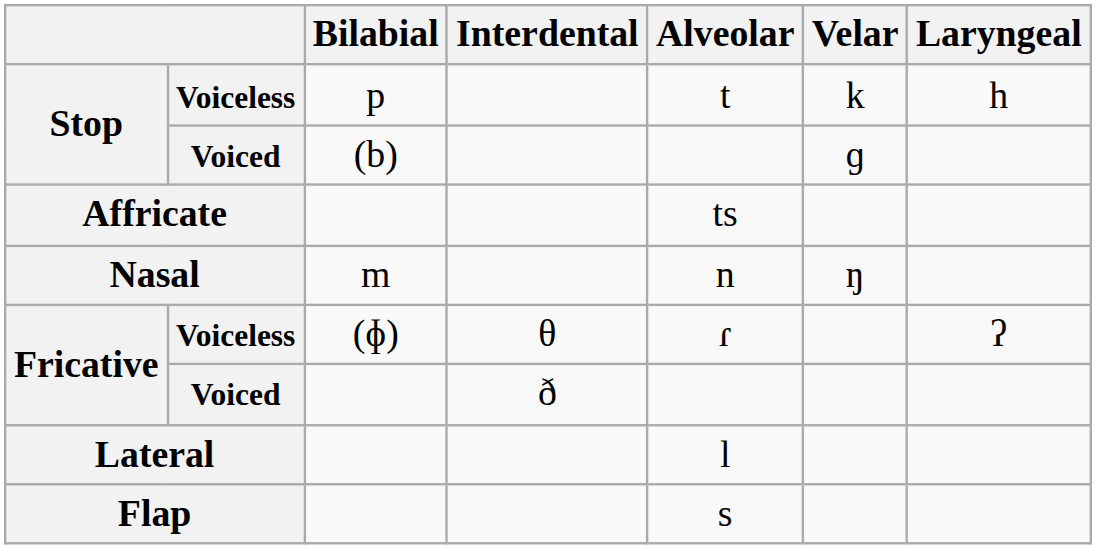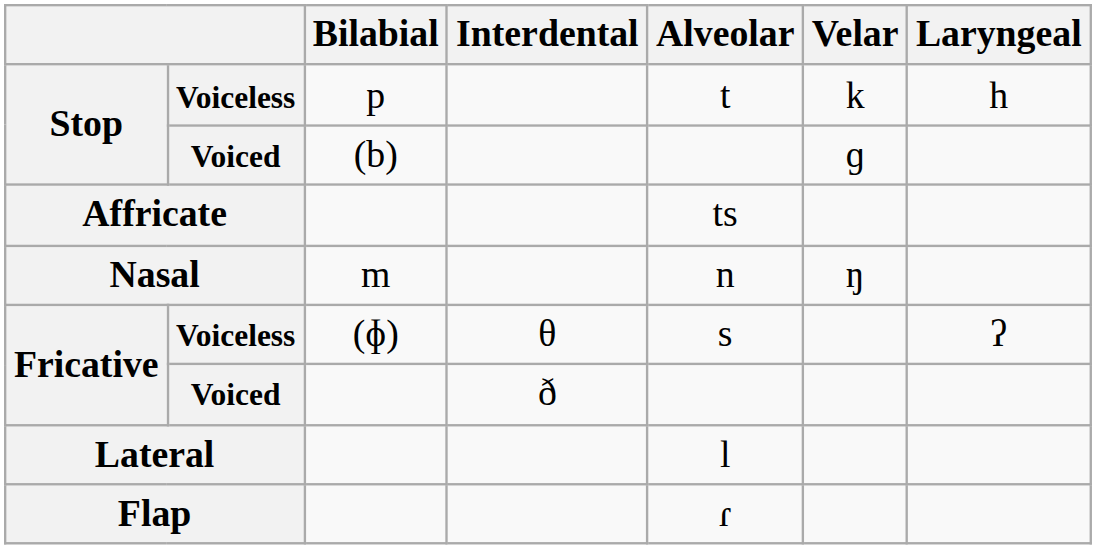(725, 333) ɾ -> (725, 333) s
(725, 513) s -> (725, 513) ɾ
